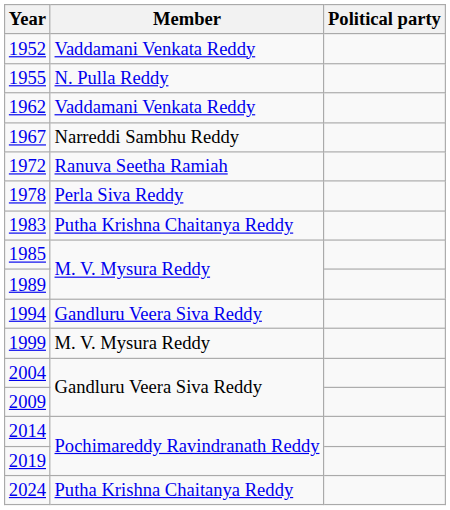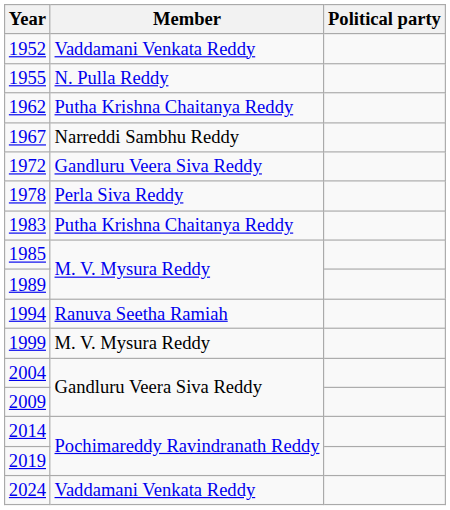(155, 107) Vaddamani Venkata Reddy -> (174, 107) Putha Krishna Chaitanya Reddy
(141, 166) Ranuva Seetha Ramiah -> (158, 166) Gandluru Veera Siva Reddy
(158, 313) Gandluru Veera Siva Reddy -> (141, 313) Ranuva Seetha Ramiah
(174, 490) Putha Krishna Chaitanya Reddy -> (155, 490) Vaddamani Venkata Reddy
